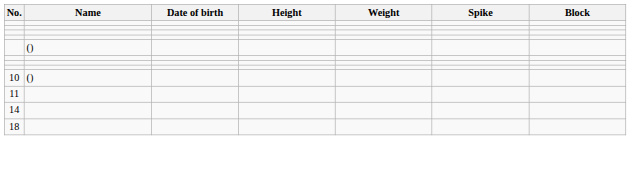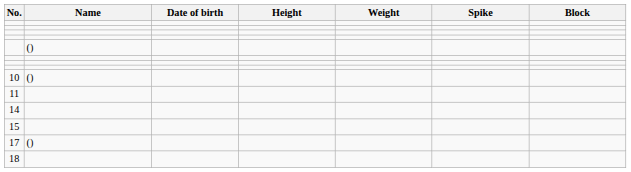+ row: (14, 126)
+ row: (14, 143)
